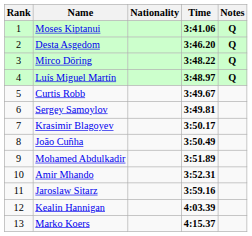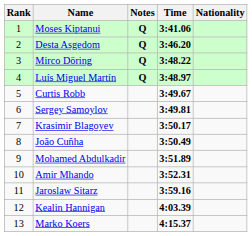columns swapped: (155, 12) <-> (232, 12)
